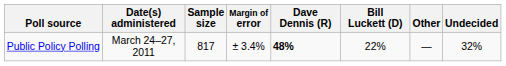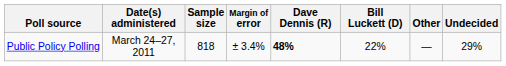(206, 46) 817 -> (206, 46) 818
(472, 46) 32% -> (472, 46) 29%
